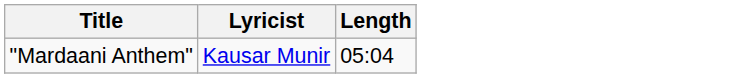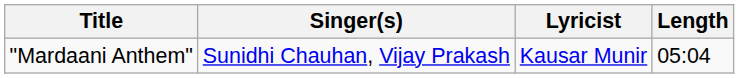+ column: (356, 21)
